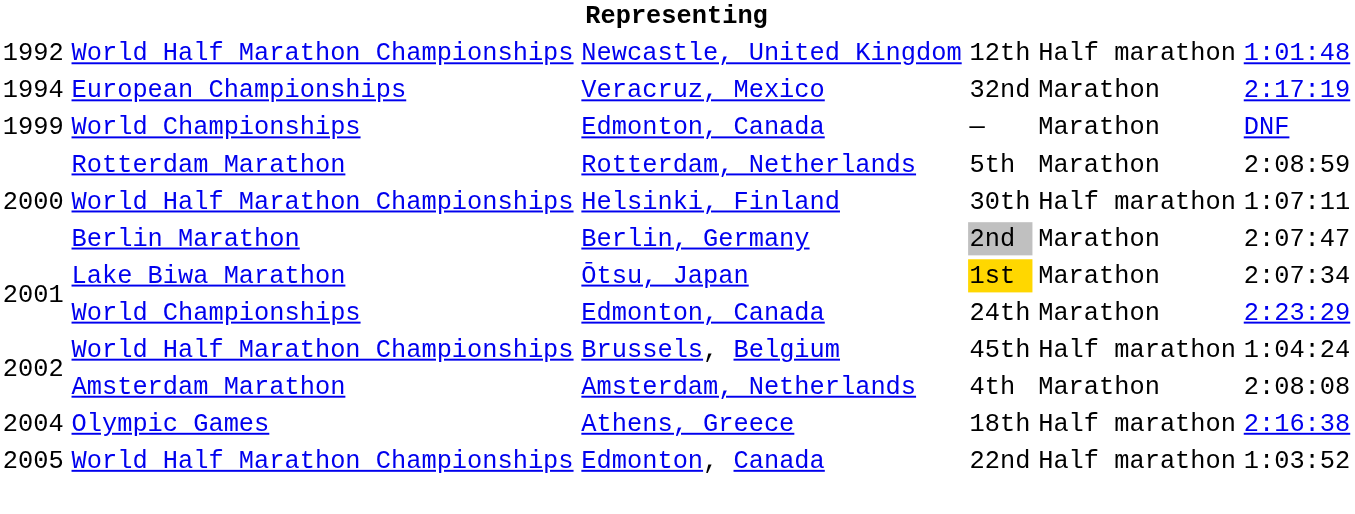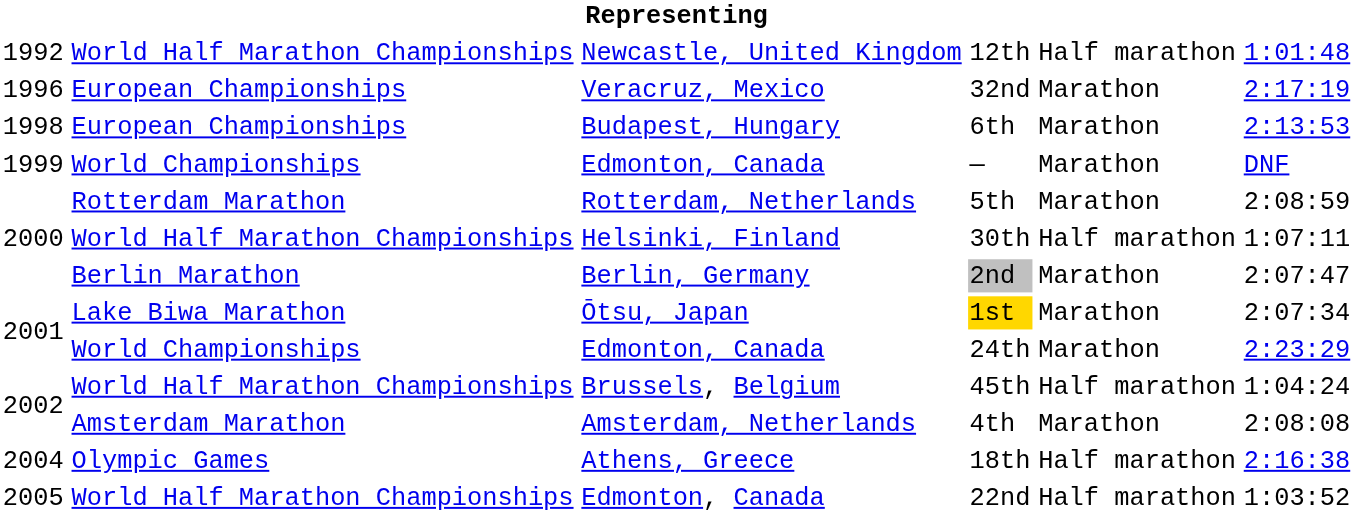(33, 91) 1994 -> (33, 91) 1996
+ row: (992, 128)
